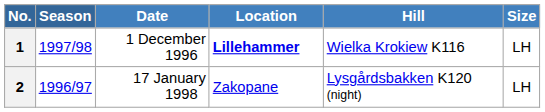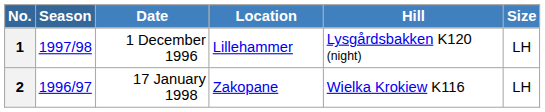(256, 47) bold -> (253, 47) normal
(396, 47) Wielka Krokiew K116 -> (399, 46) Lysgårdsbakken K120 (night)
(399, 85) Lysgårdsbakken K120 (night) -> (396, 87) Wielka Krokiew K116
